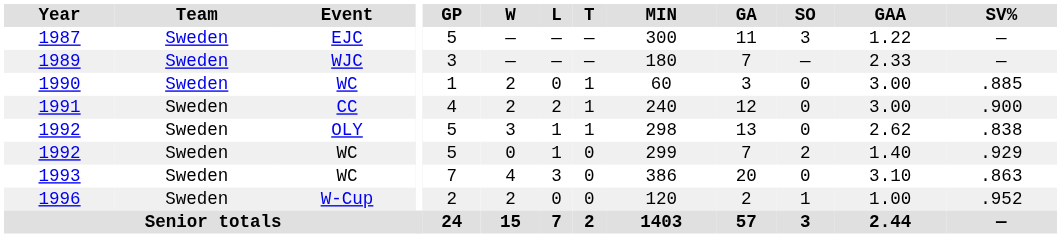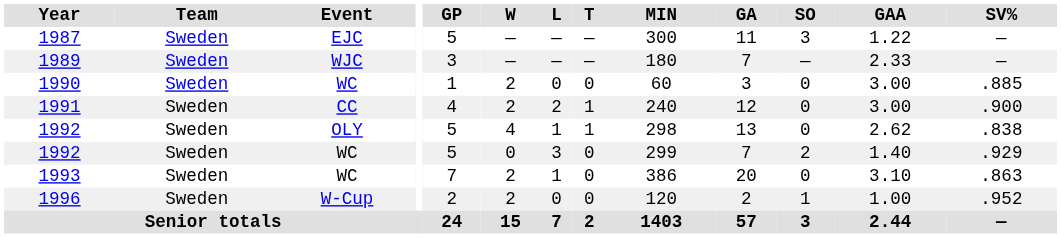(589, 84) 1 -> (589, 84) 0
(511, 130) 3 -> (511, 130) 4
(556, 153) 1 -> (556, 153) 3
(511, 176) 4 -> (511, 176) 2
(556, 176) 3 -> (556, 176) 1
